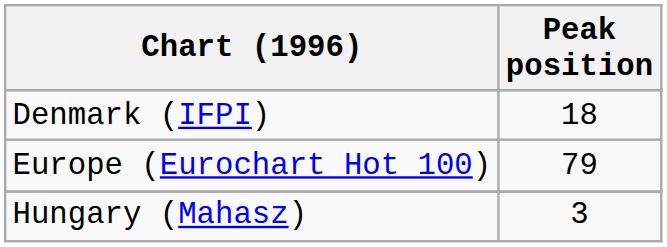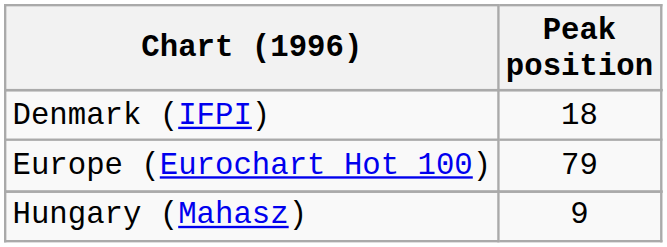(579, 216) 3 -> (579, 216) 9
